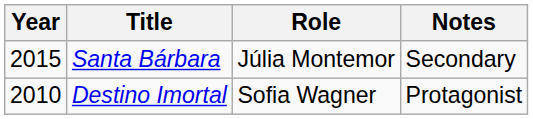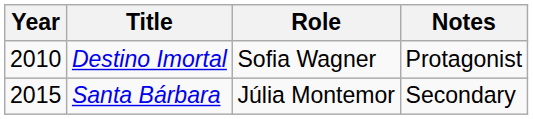rows swapped: (149, 95) <-> (146, 59)
